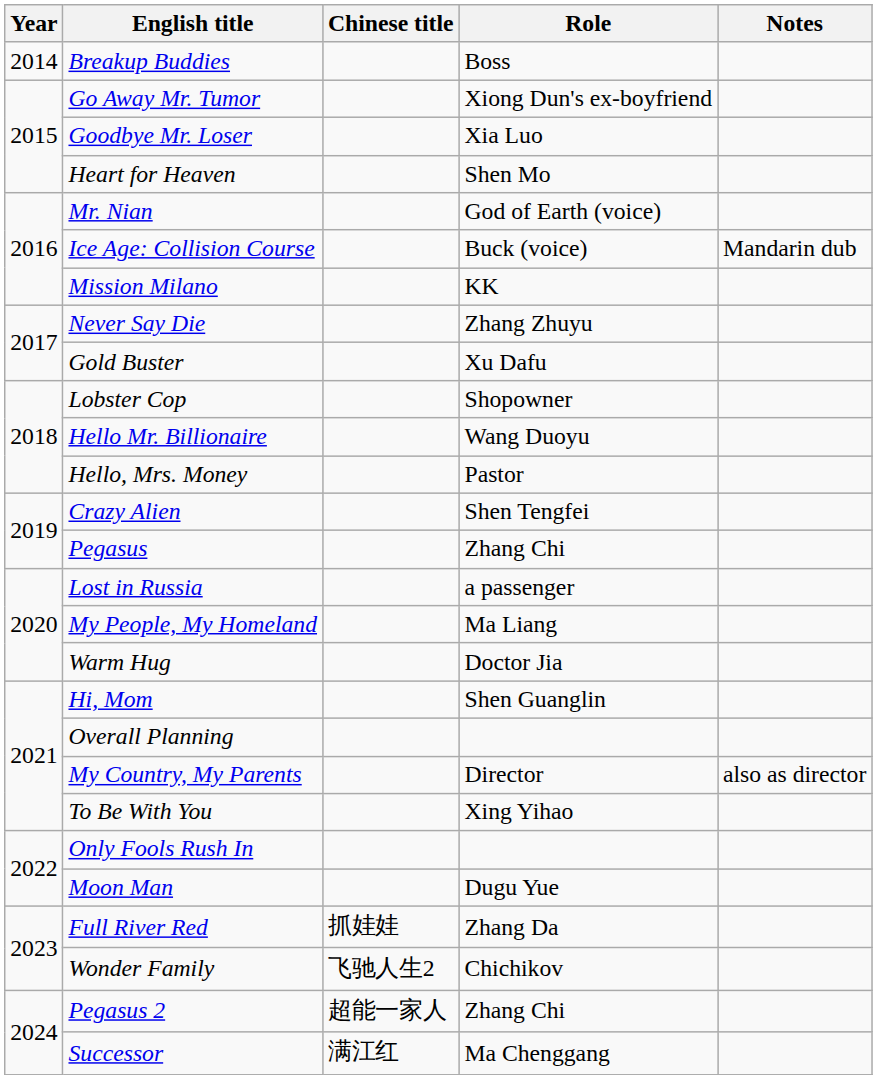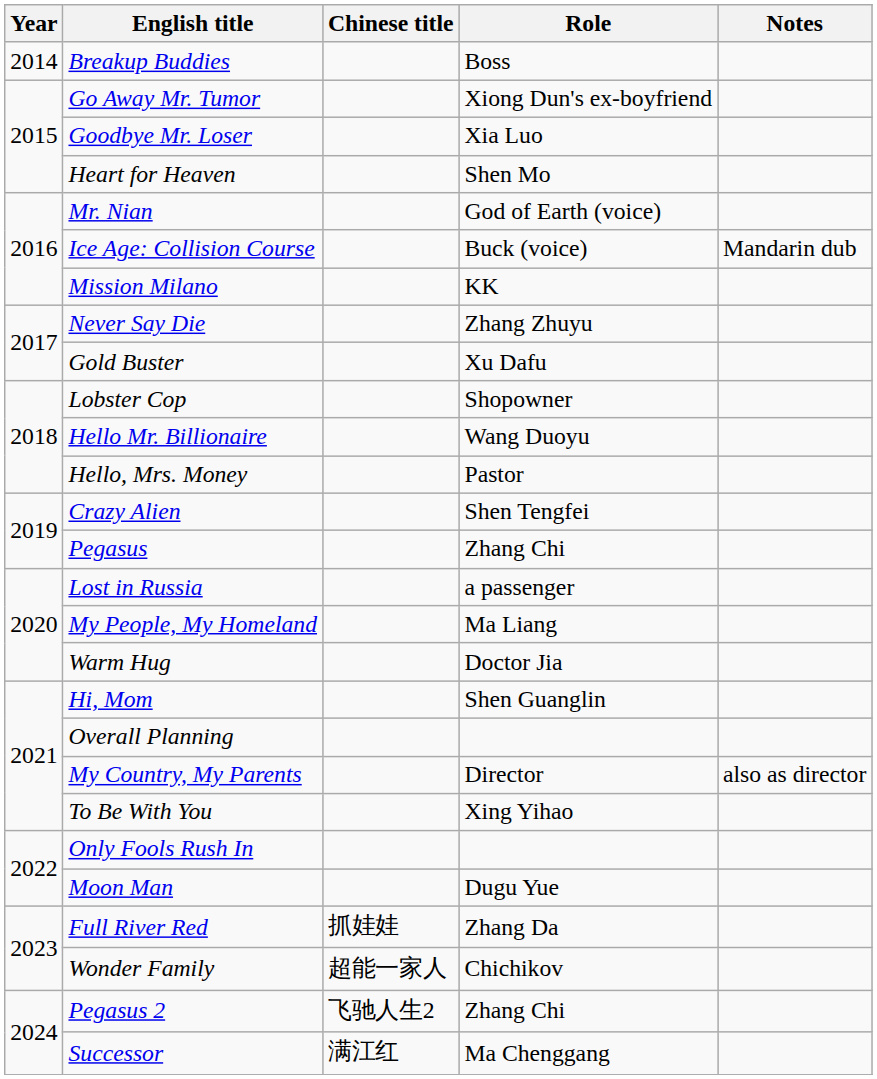(381, 968) 飞驰人生2 -> (387, 968) 超能一家人
(387, 1010) 超能一家人 -> (381, 1010) 飞驰人生2
